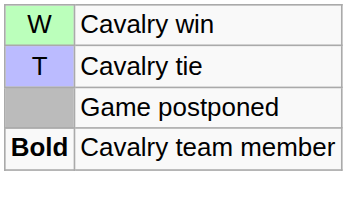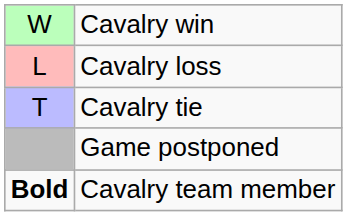+ row: (151, 66)
